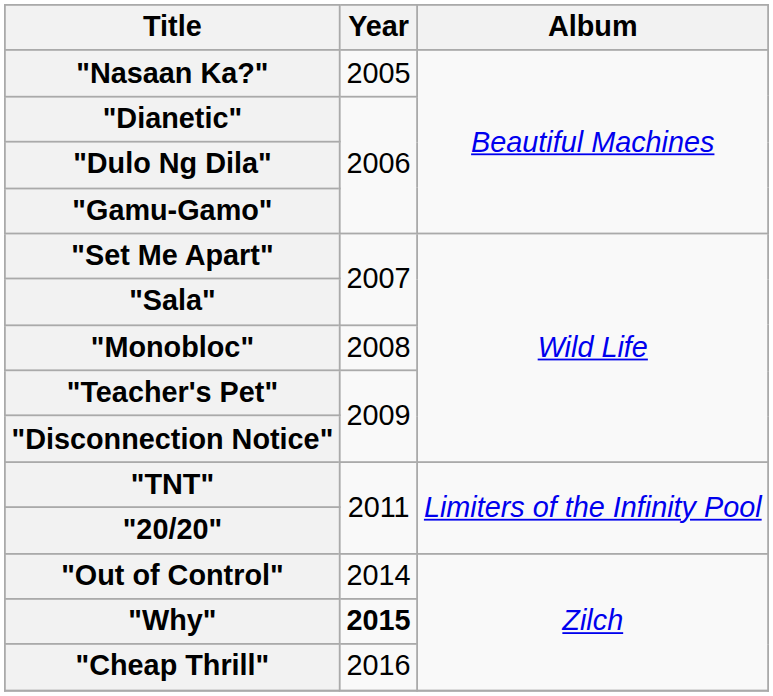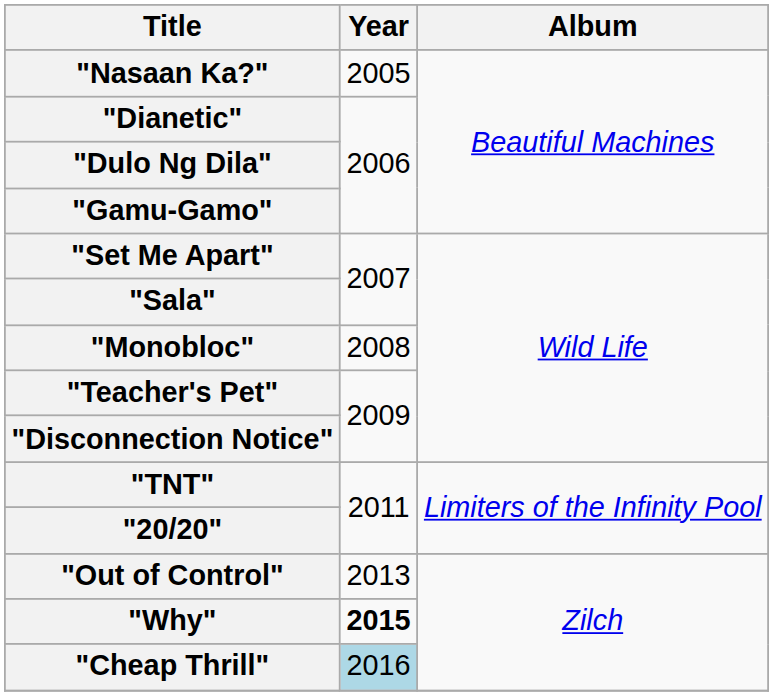(379, 575) 2014 -> (379, 575) 2013
(379, 666) no background -> (379, 666) lightblue background
